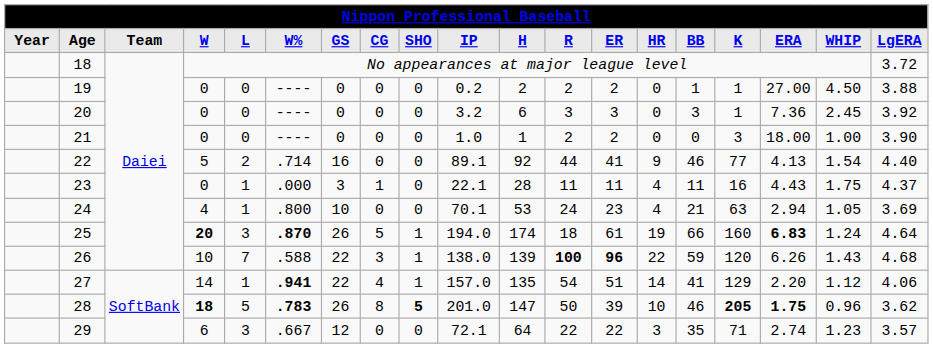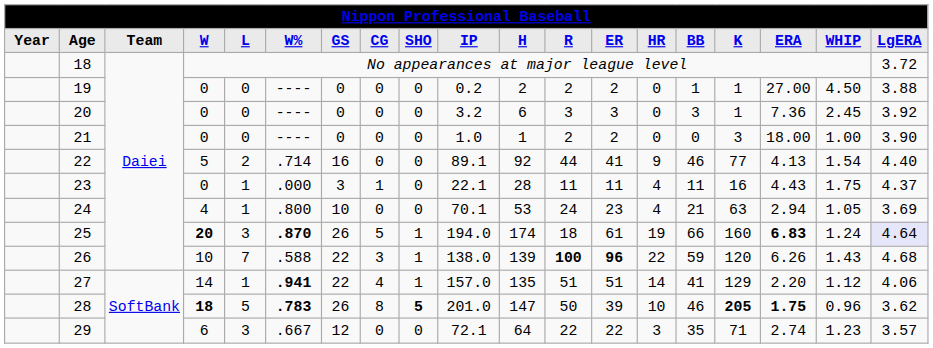(899, 234) no background -> (899, 234) lavender background
(568, 282) 54 -> (568, 282) 51
